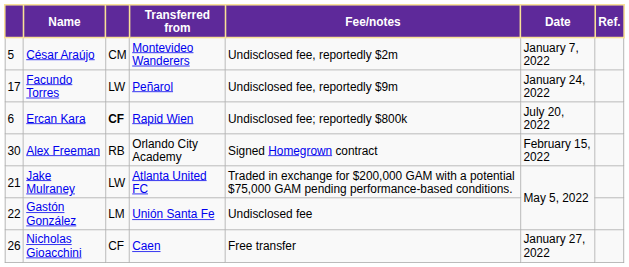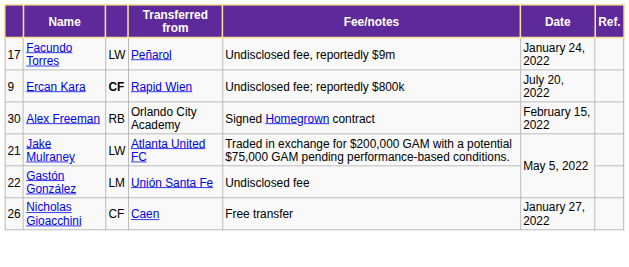- row: (60, 54)
(11, 118) 6 -> (11, 86) 9
